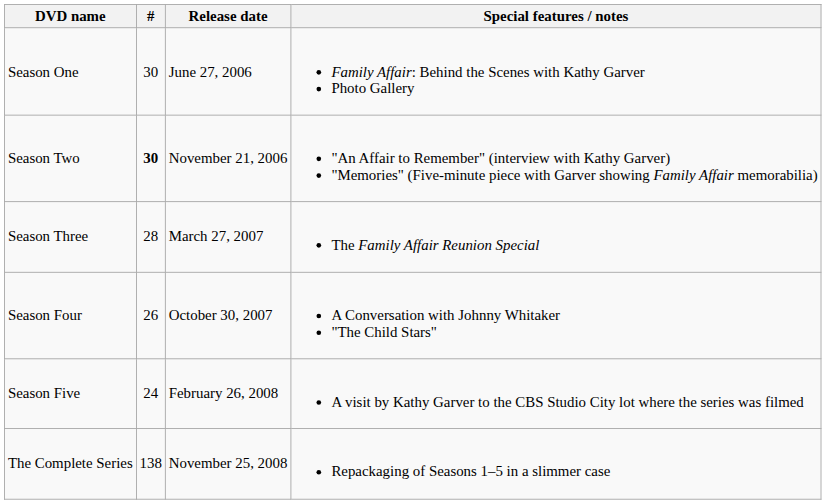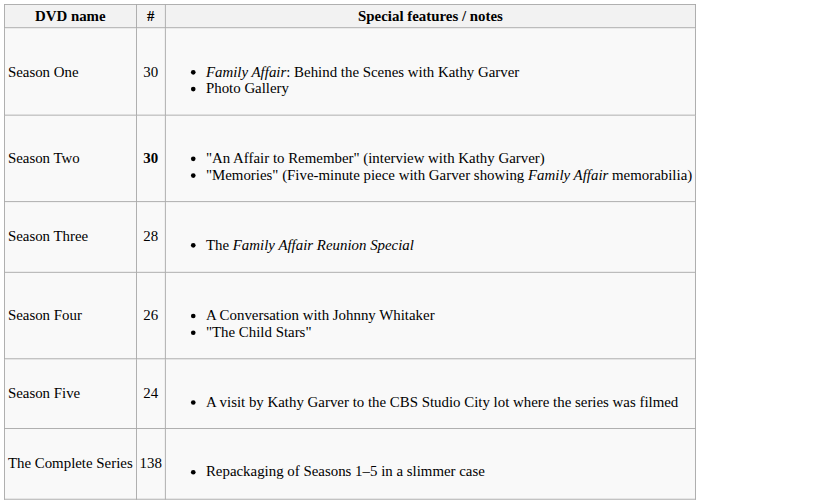- column: (228, 16)
